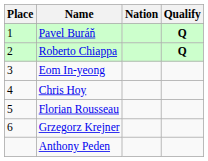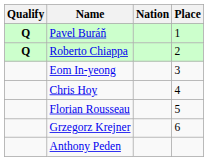columns swapped: (20, 14) <-> (182, 14)
